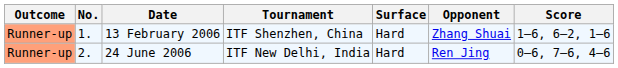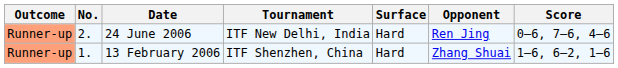rows swapped: (163, 34) <-> (148, 53)
